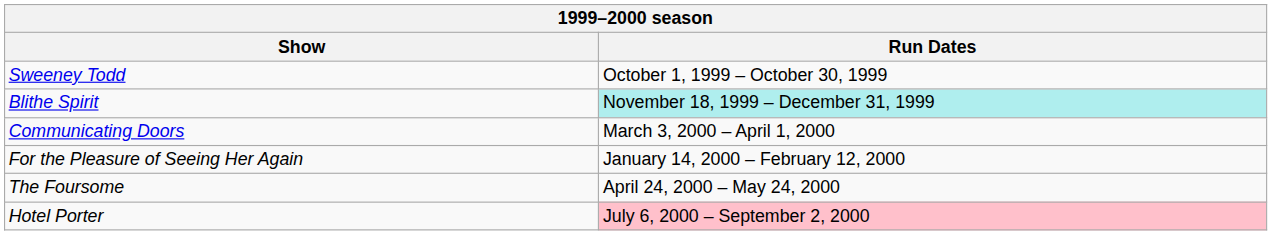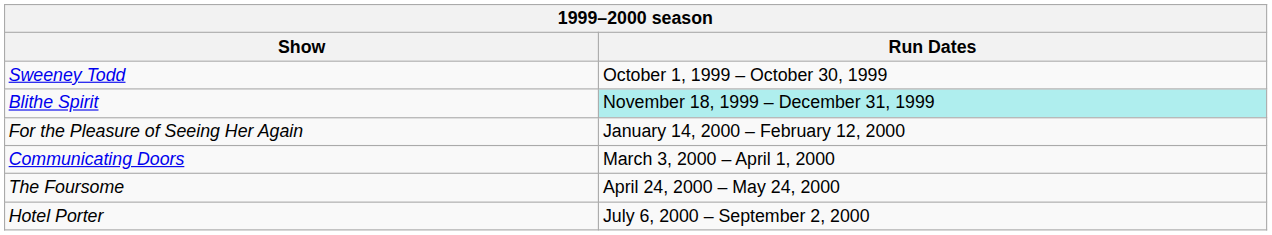rows swapped: (156, 159) <-> (96, 131)
(736, 215) pink background -> (736, 215) no background
